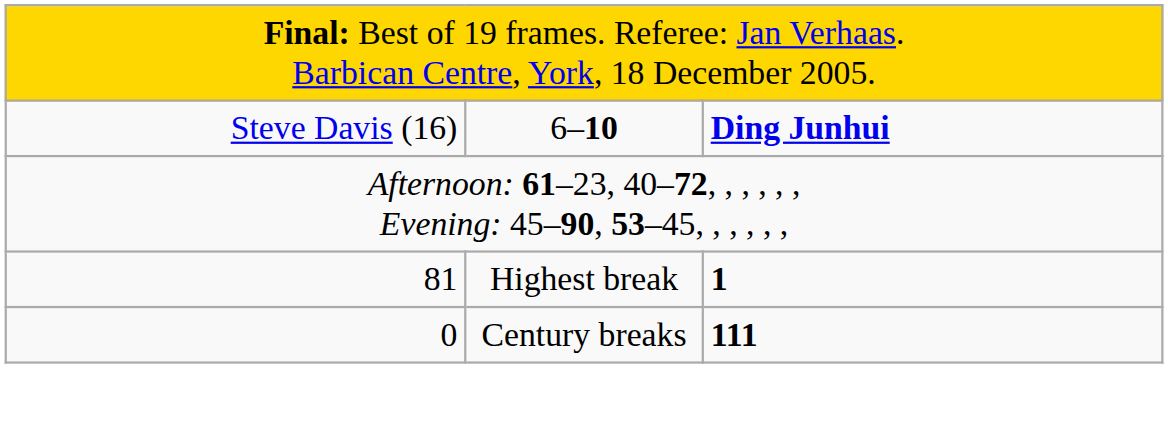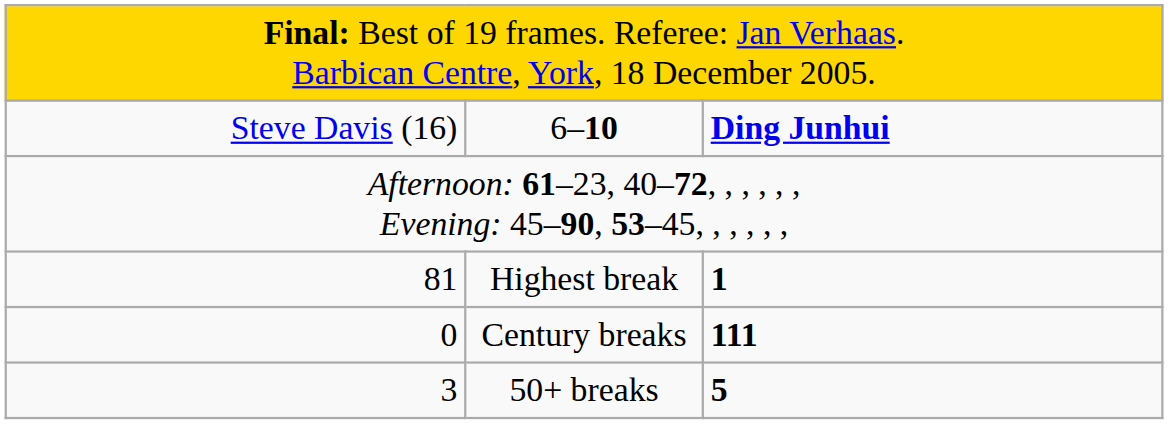+ row: (584, 390)
